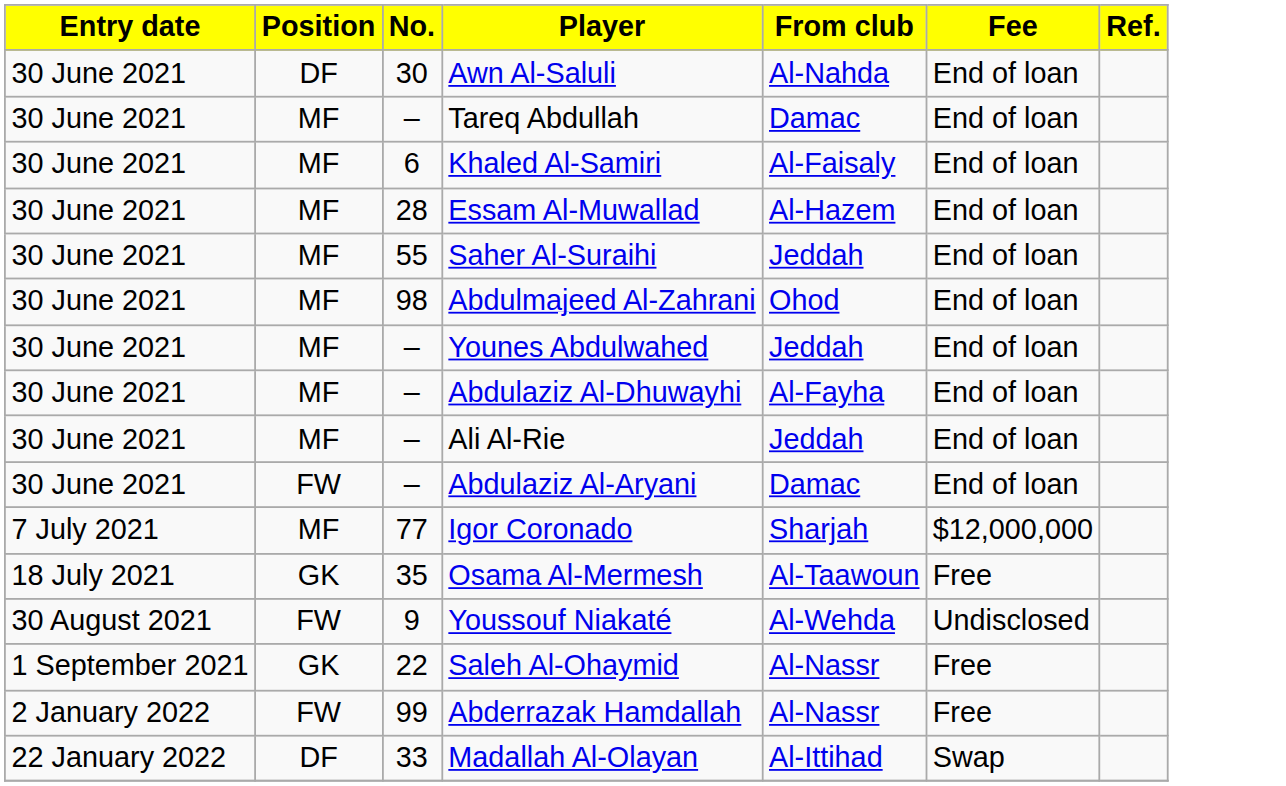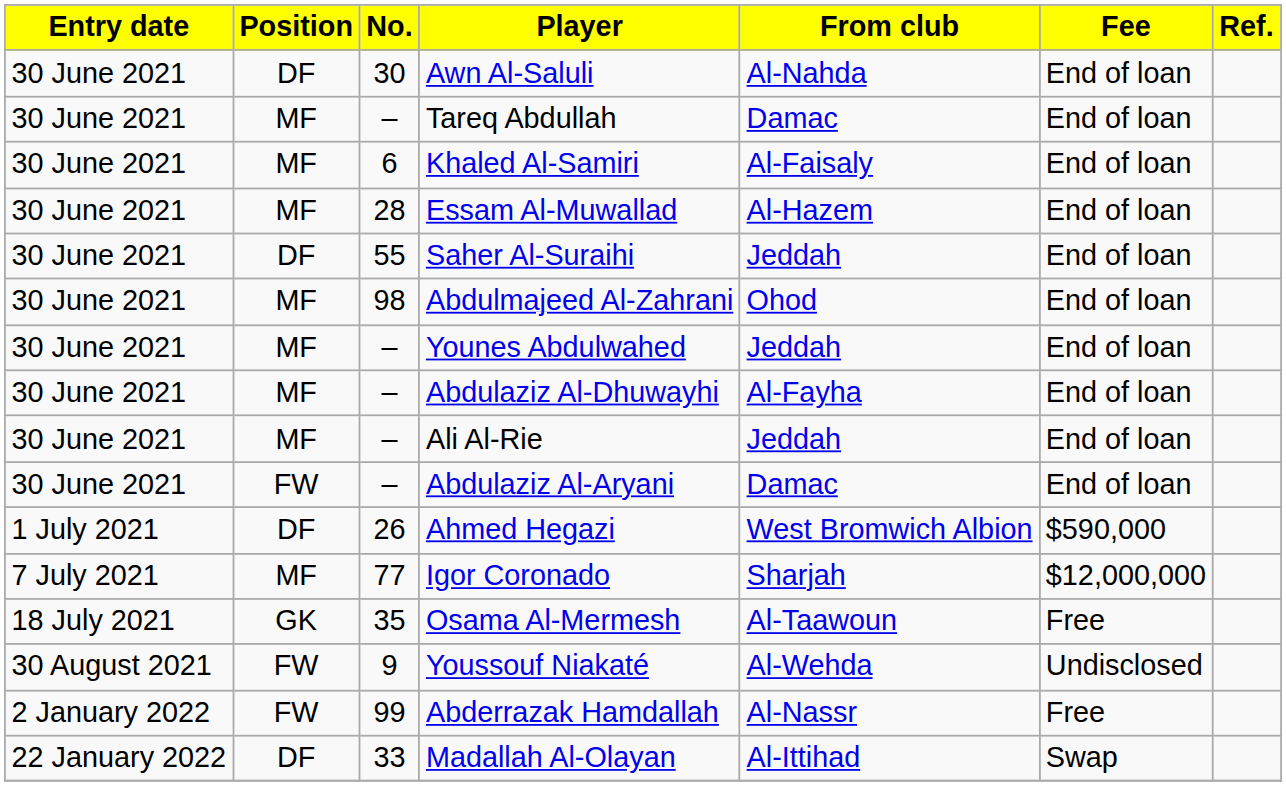(319, 255) MF -> (296, 255) DF
+ row: (520, 529)
- row: (564, 666)
